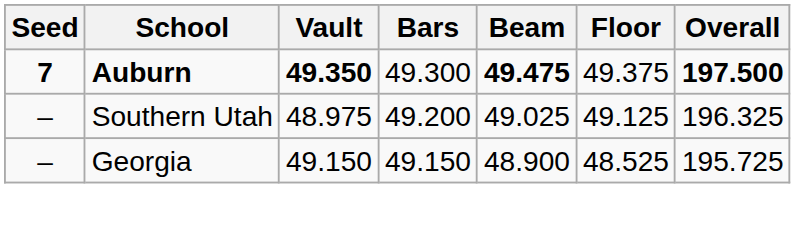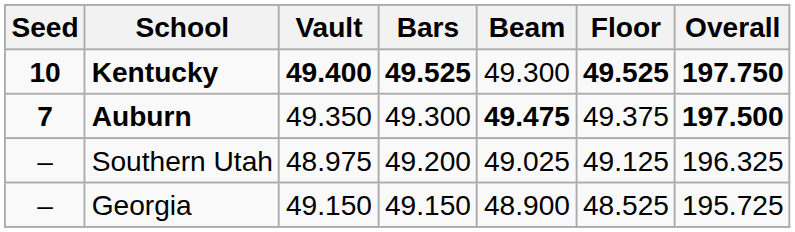+ row: (155, 72)
(329, 72) bold -> (329, 116) normal
